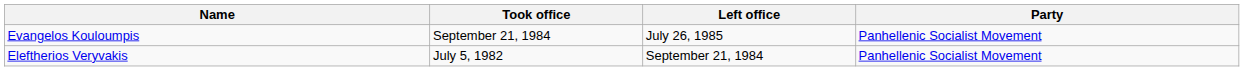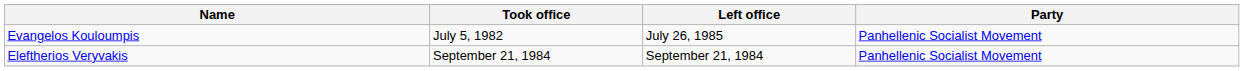(492, 35) September 21, 1984 -> (468, 35) July 5, 1982
(468, 55) July 5, 1982 -> (492, 55) September 21, 1984
